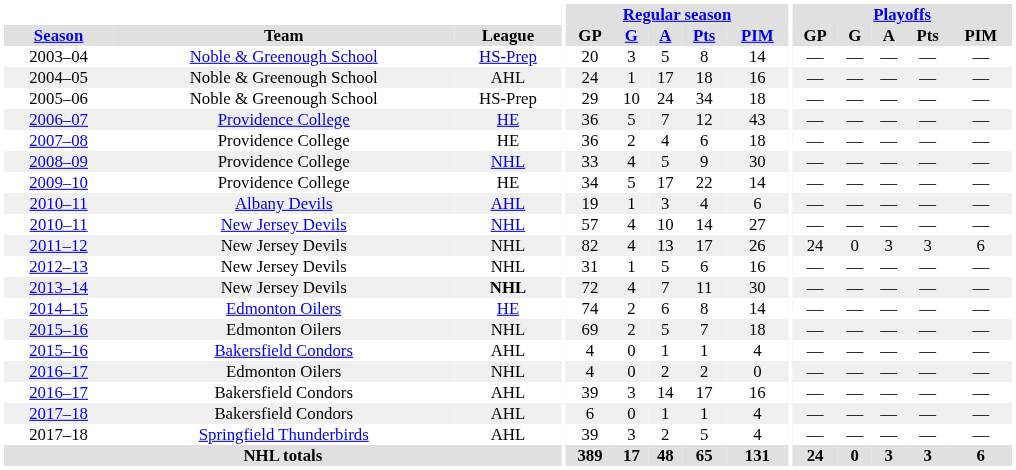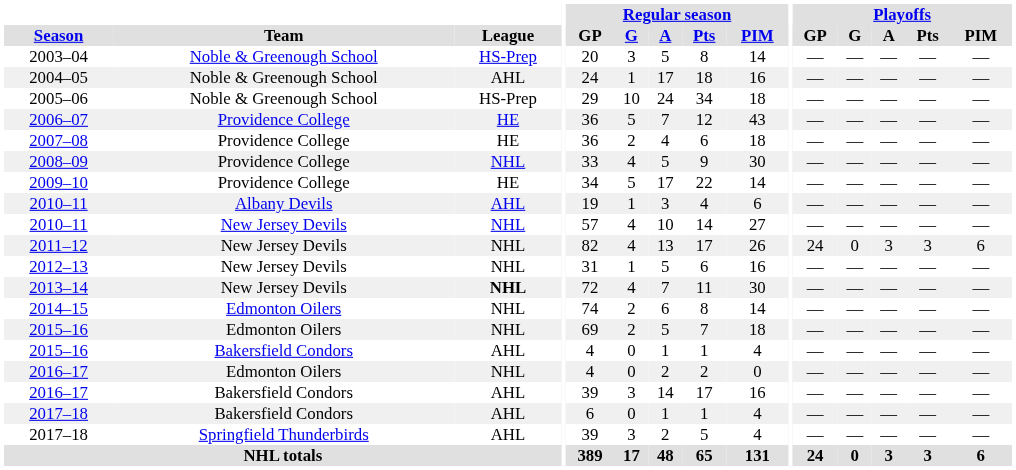(508, 308) HE -> (508, 308) NHL
